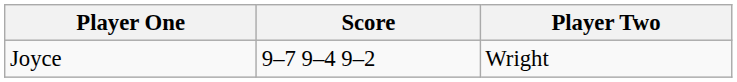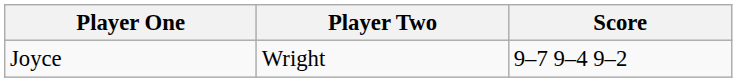columns swapped: (606, 22) <-> (368, 22)
